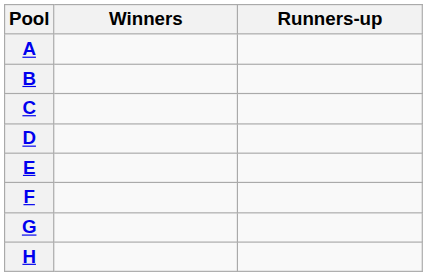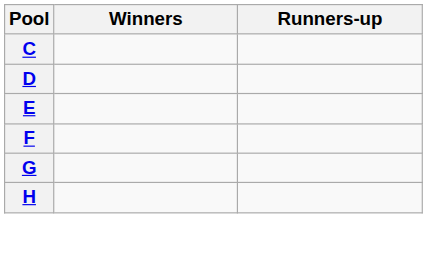- row: (29, 49)
- row: (29, 78)
